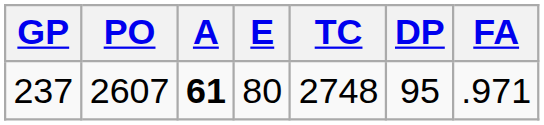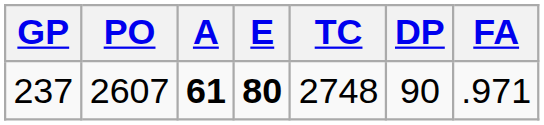(262, 89) normal -> (262, 89) bold
(420, 89) 95 -> (420, 89) 90
